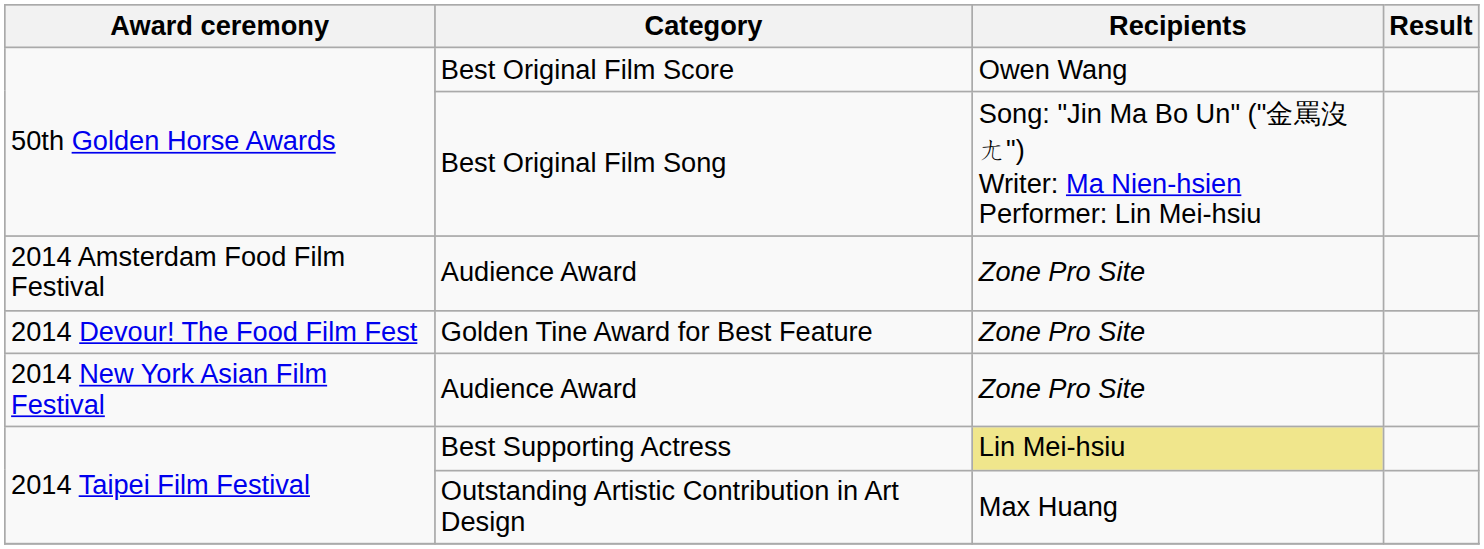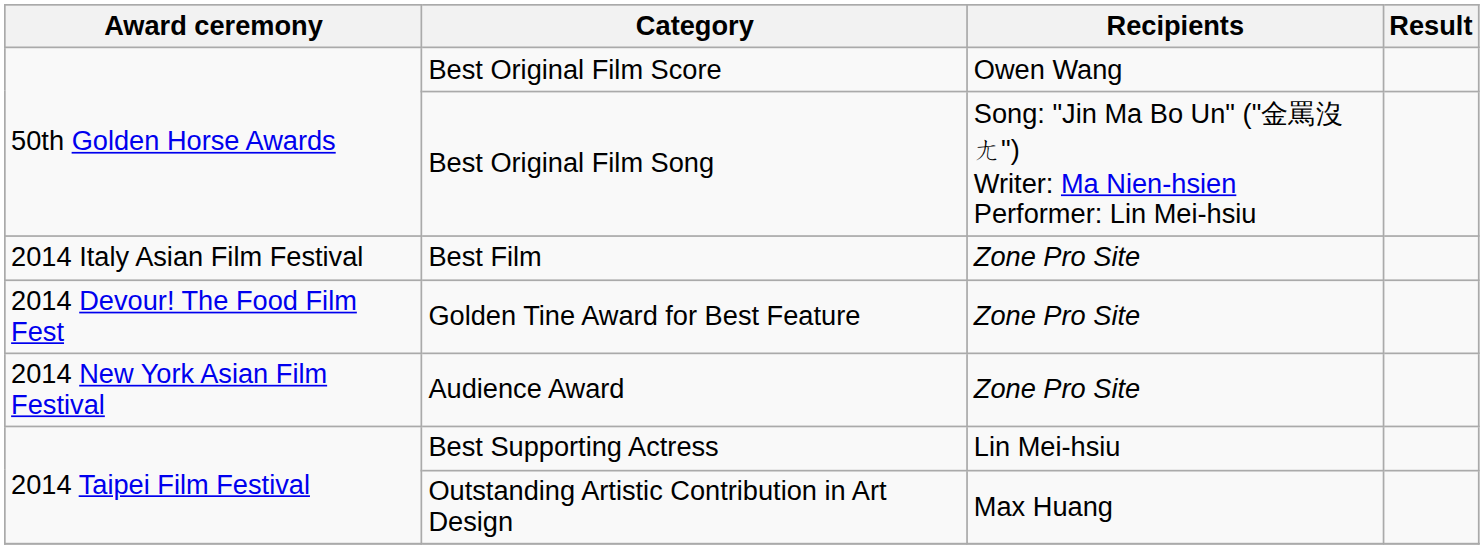+ row: (187, 257)
- row: (178, 272)
(1052, 448) khaki background -> (1047, 448) no background
